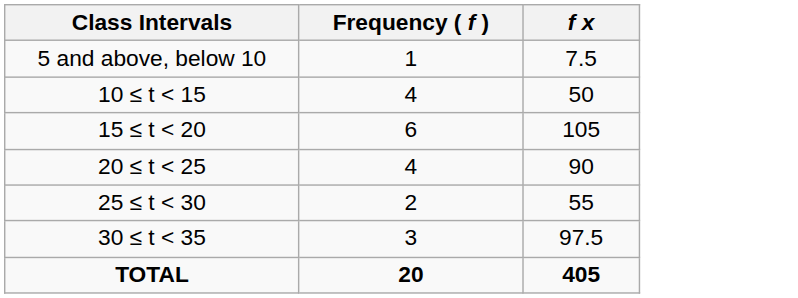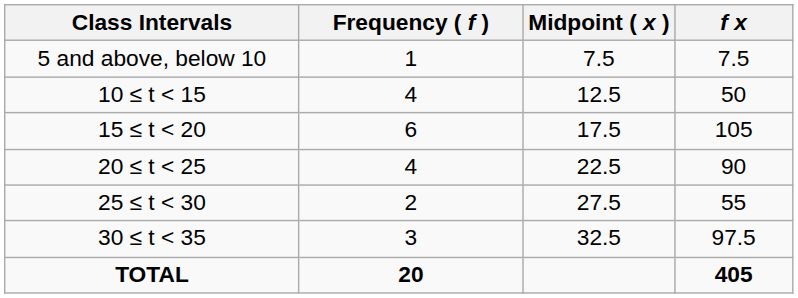+ column: (599, 22)
